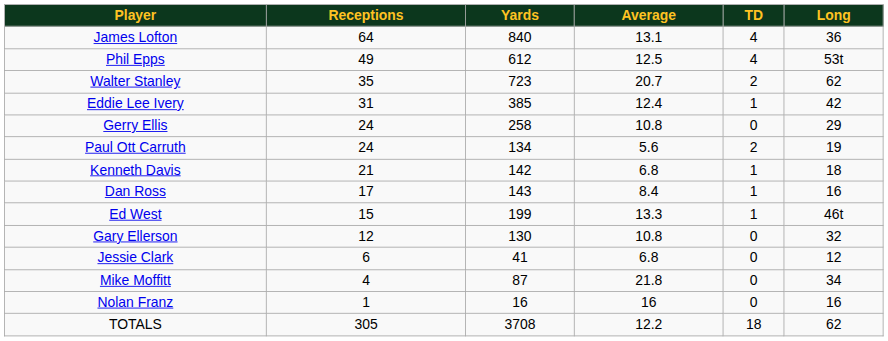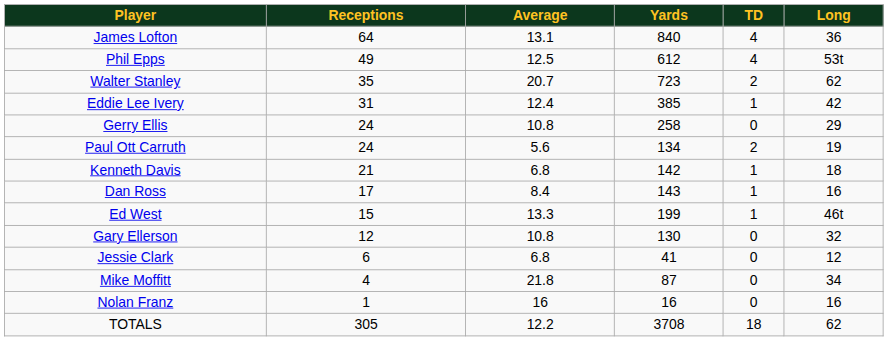columns swapped: (520, 15) <-> (649, 15)
